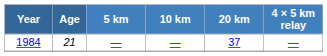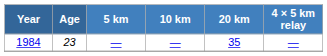(70, 43) 21 -> (70, 43) 23
(234, 43) 37 -> (234, 43) 35
